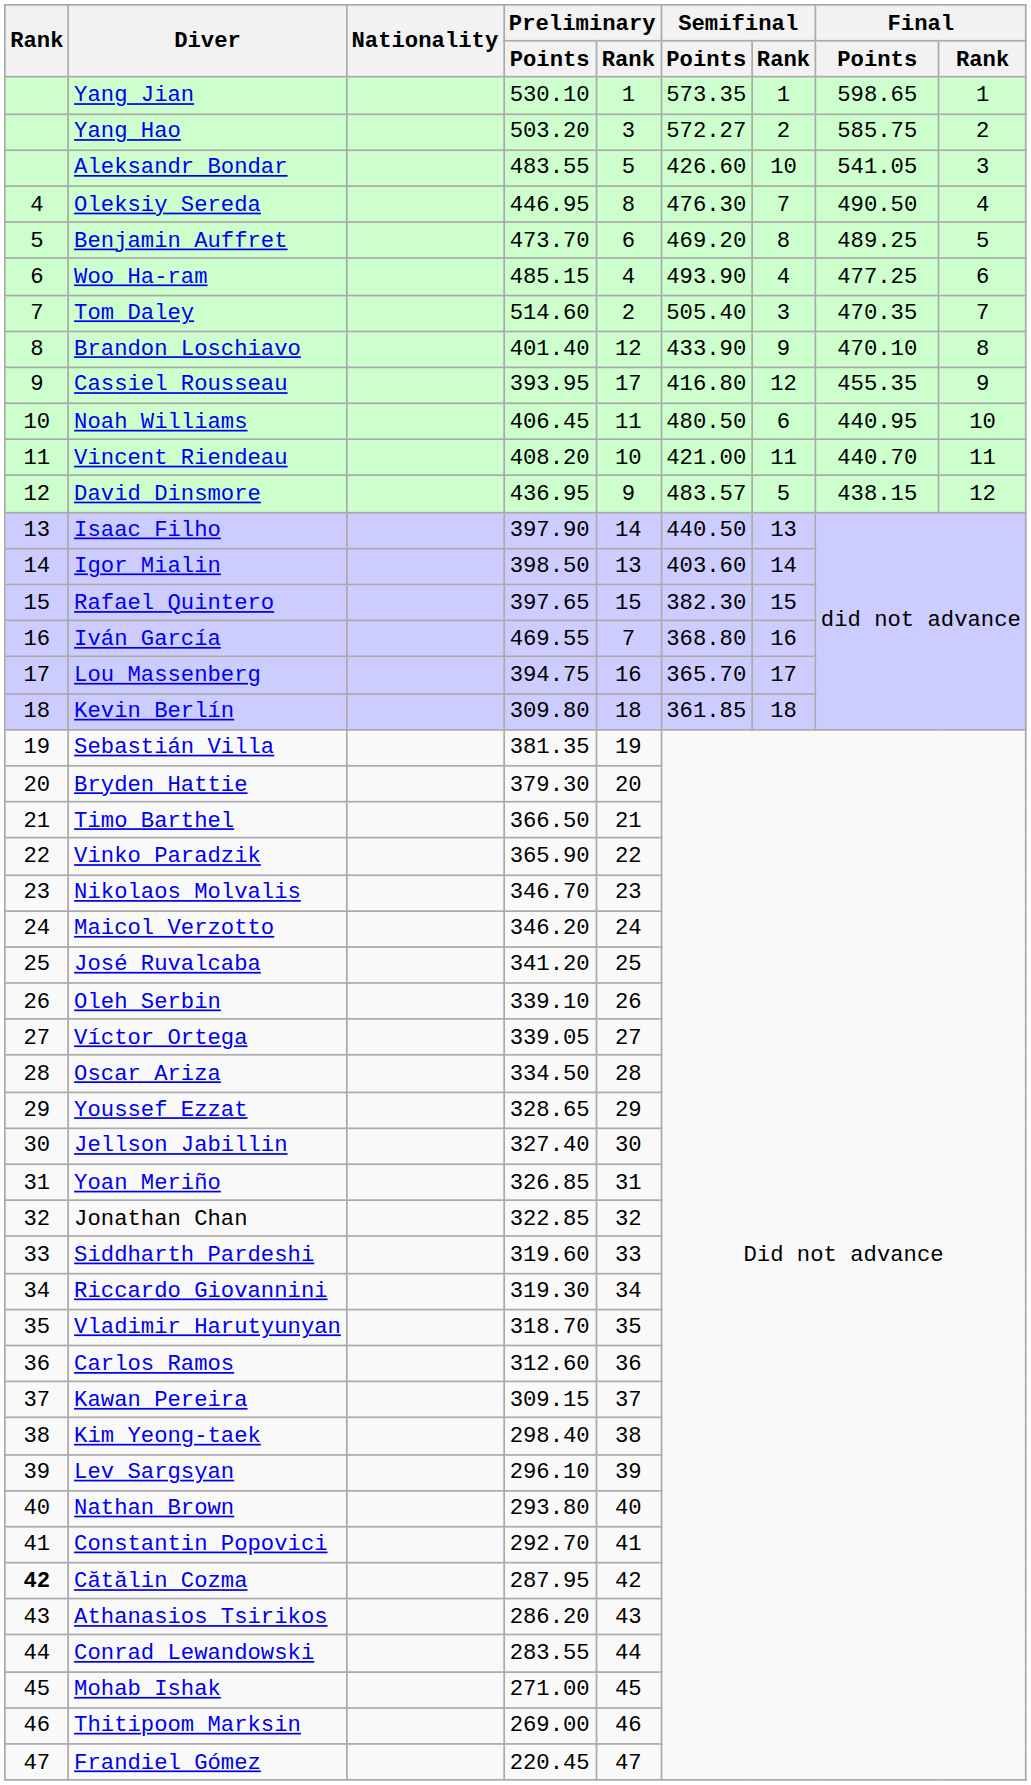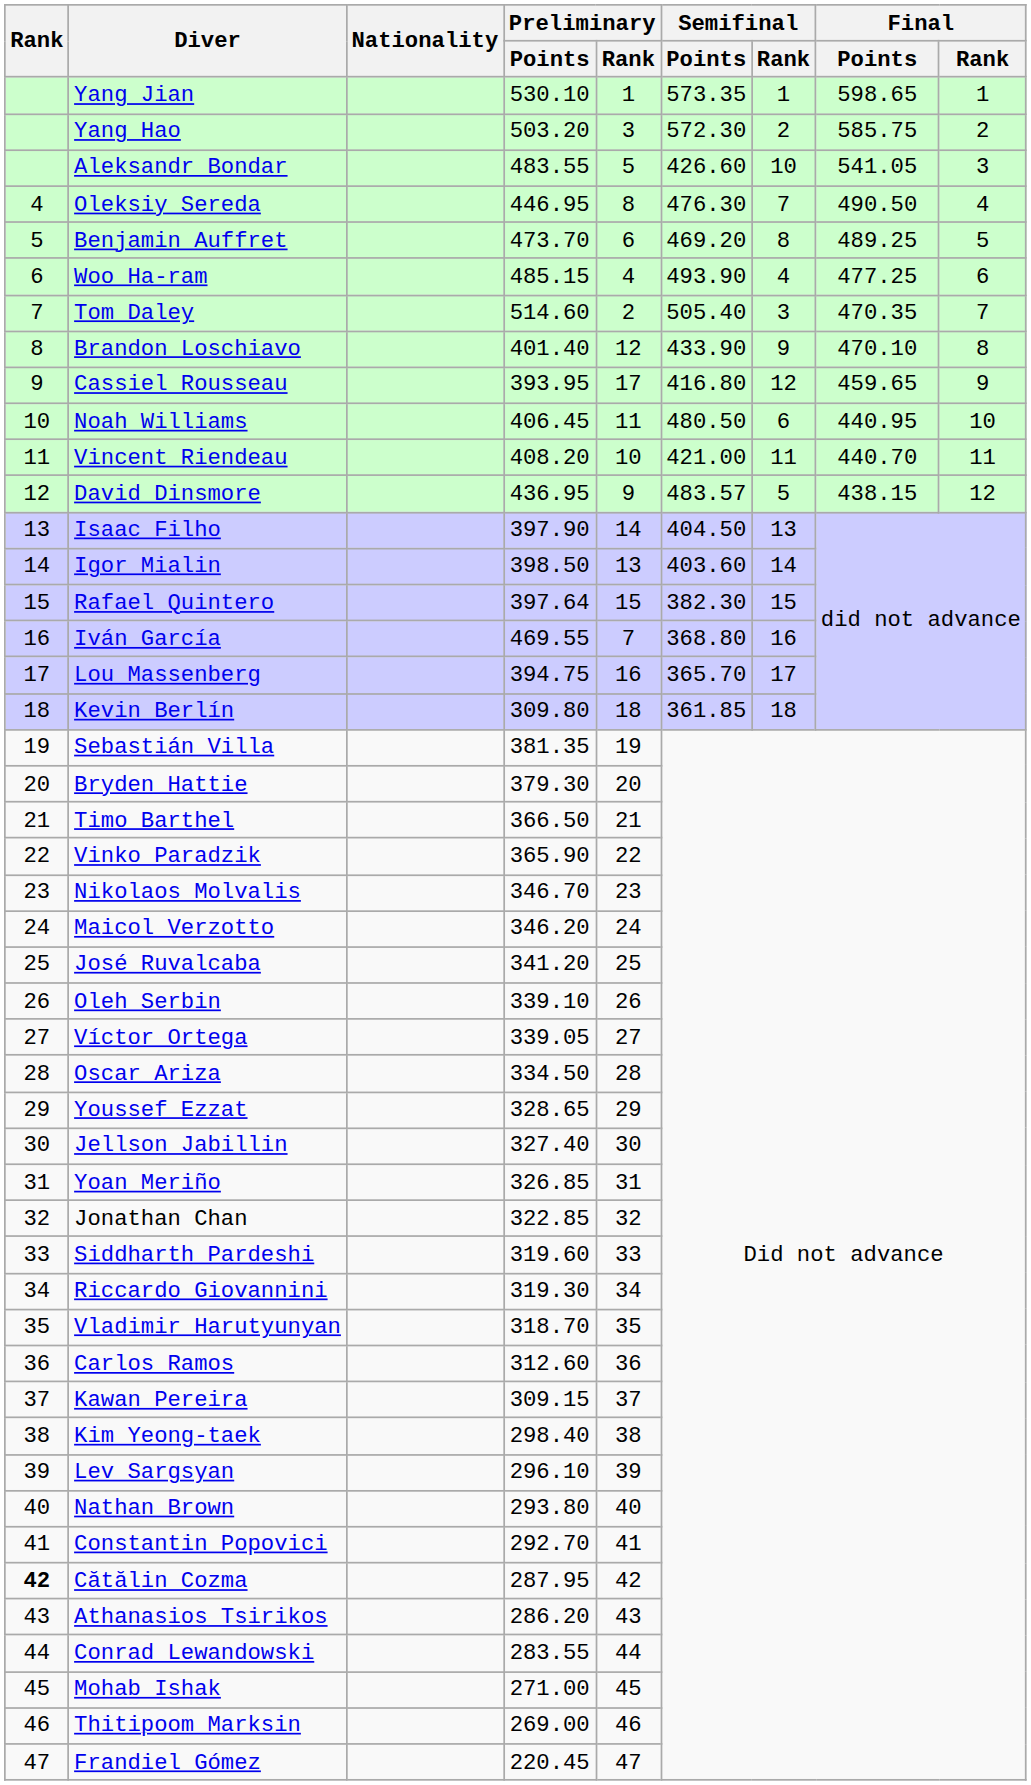(706, 132) 572.27 -> (706, 132) 572.30
(877, 385) 455.35 -> (877, 385) 459.65
(706, 530) 440.50 -> (706, 530) 404.50
(550, 603) 397.65 -> (550, 603) 397.64
